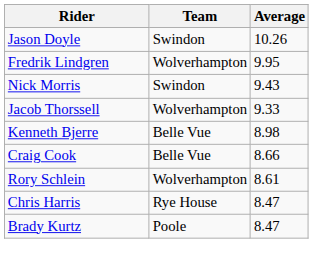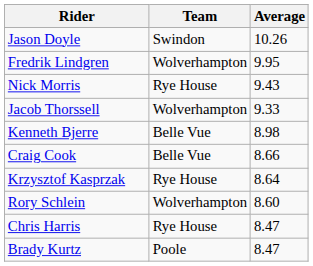(179, 86) Swindon -> (185, 86) Rye House
+ row: (67, 179)
(267, 179) 8.61 -> (267, 202) 8.60
